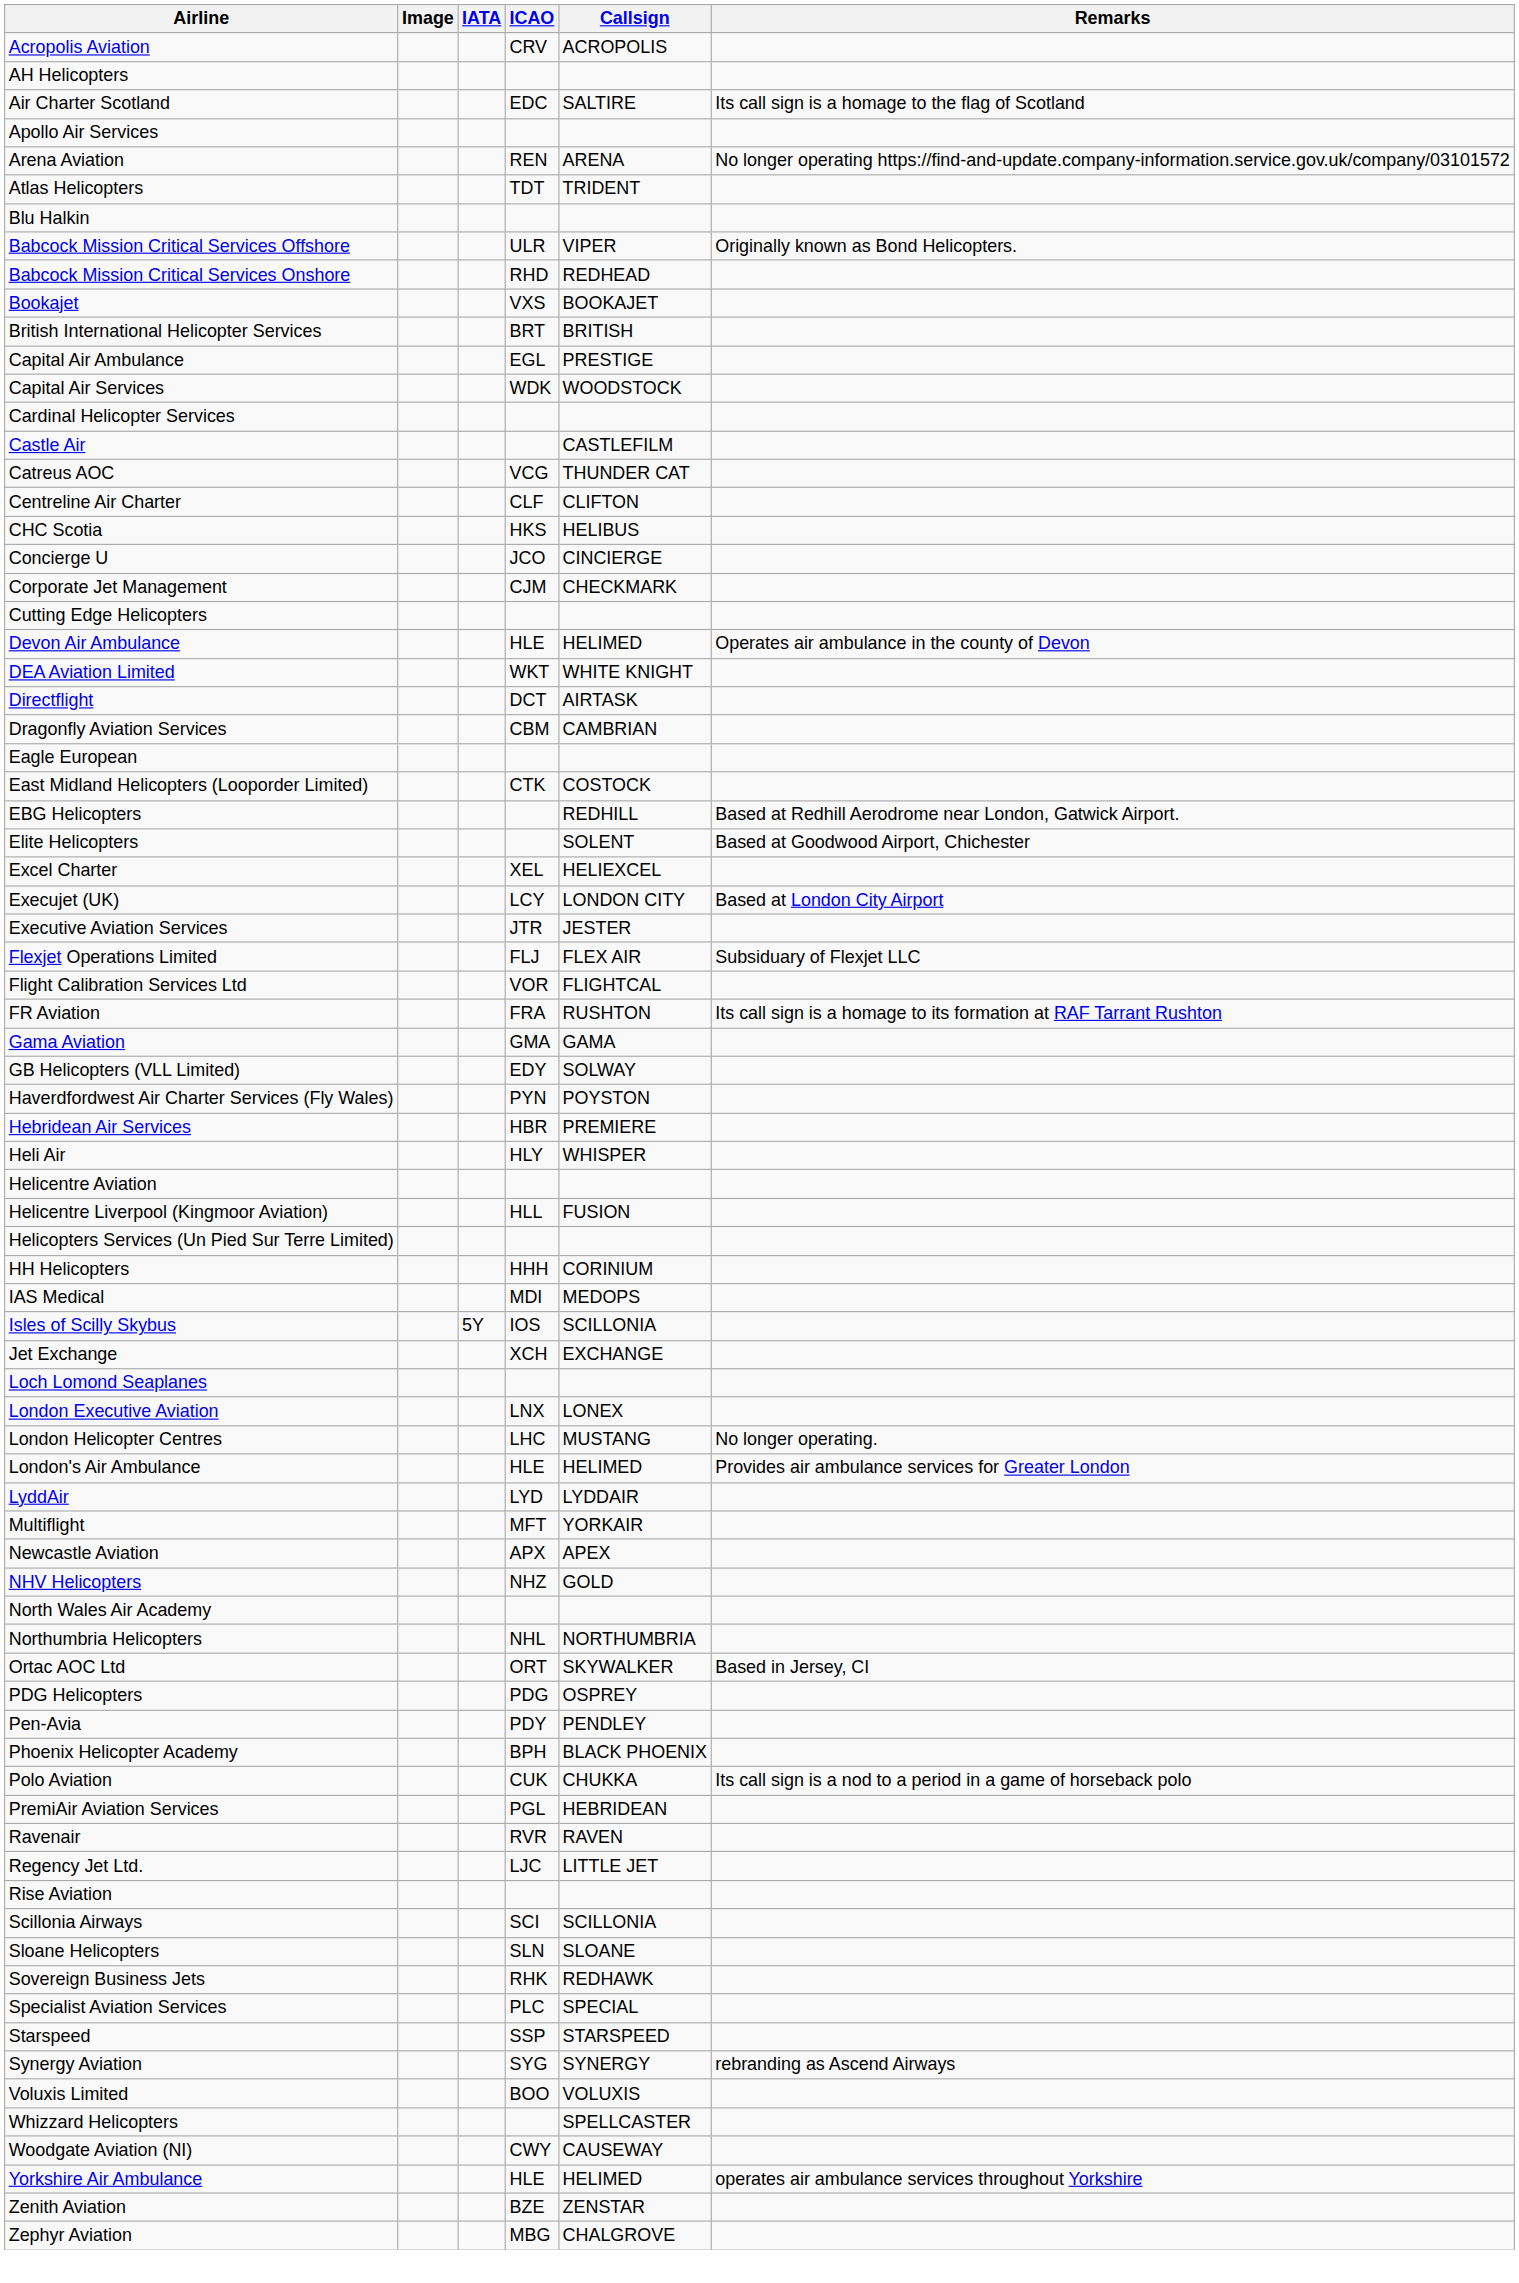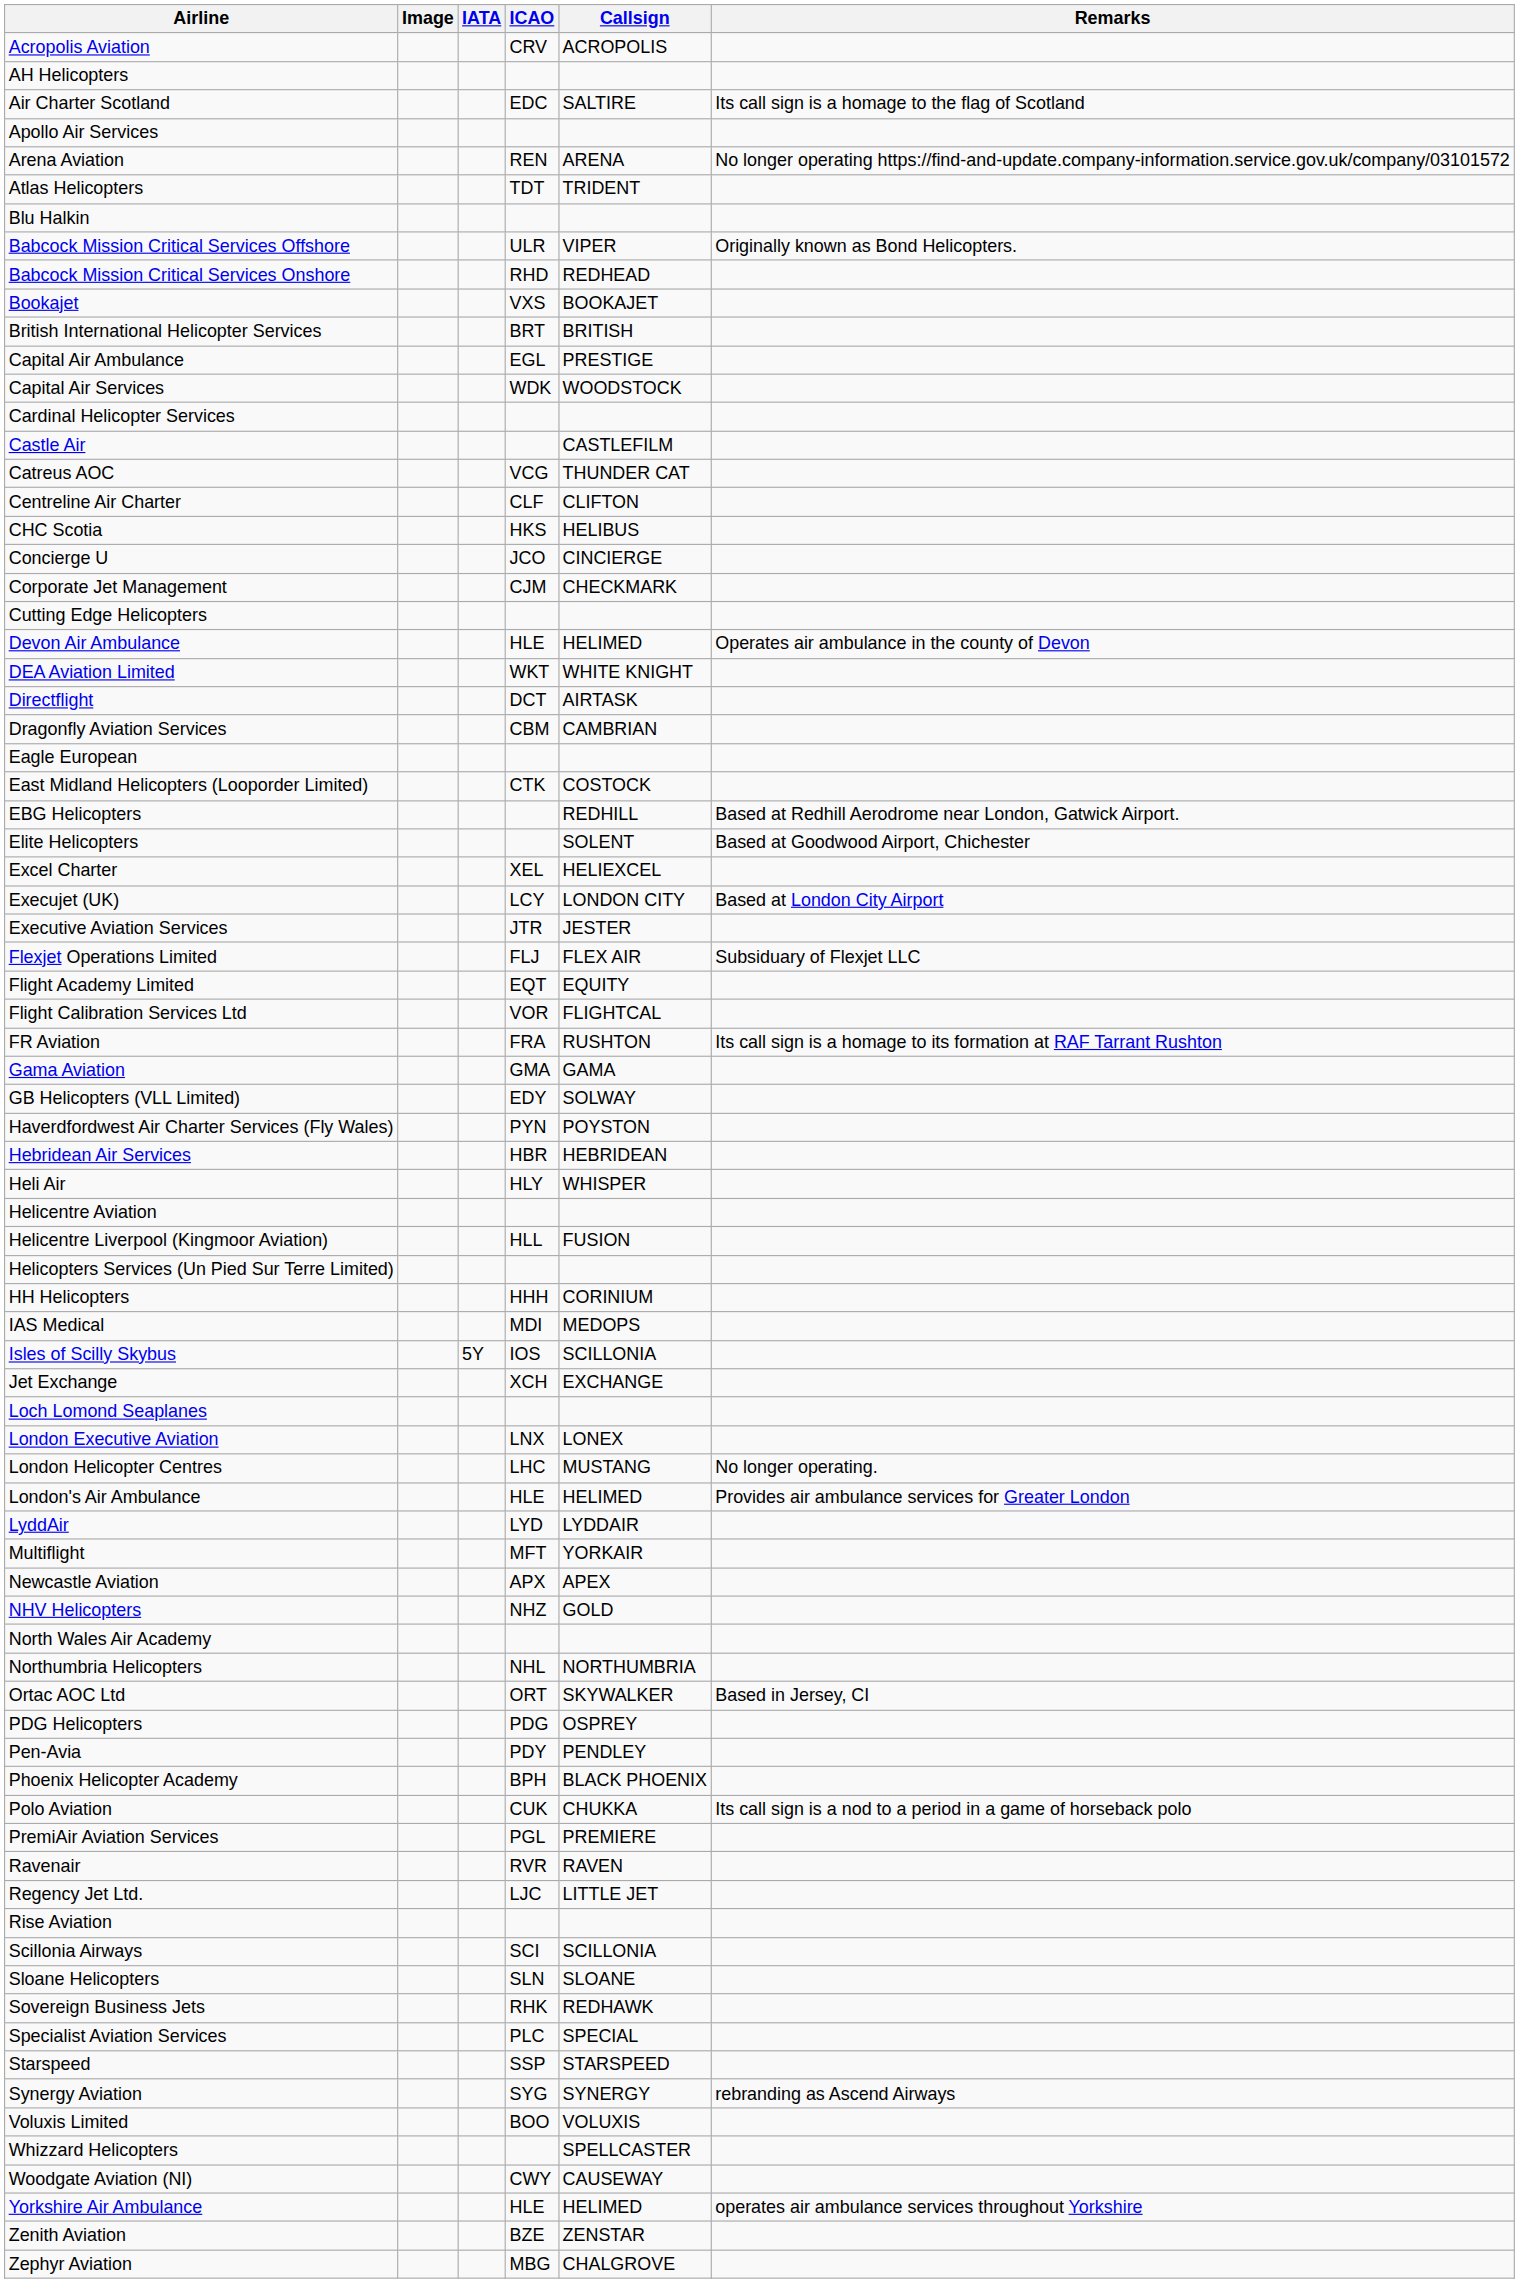+ row: (101, 984)
(609, 1127) PREMIERE -> (615, 1155) HEBRIDEAN
(615, 1809) HEBRIDEAN -> (609, 1837) PREMIERE
